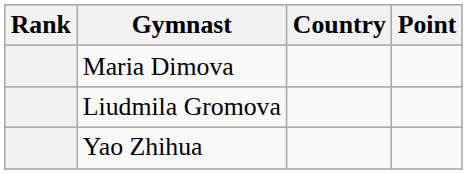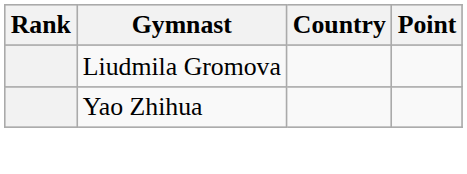- row: (158, 65)
